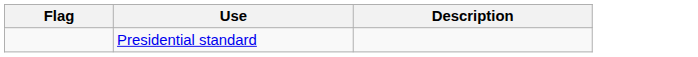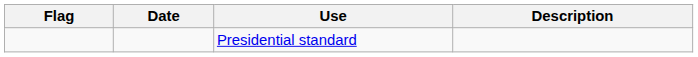+ column: (164, 16)
